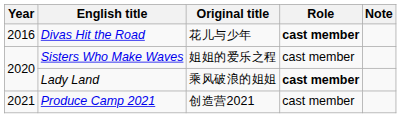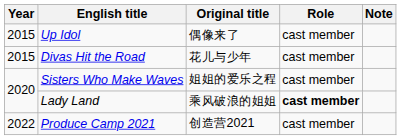+ row: (61, 35)
(21, 35) 2016 -> (21, 57) 2015
(321, 35) bold -> (318, 57) normal
(21, 101) 2021 -> (21, 123) 2022
